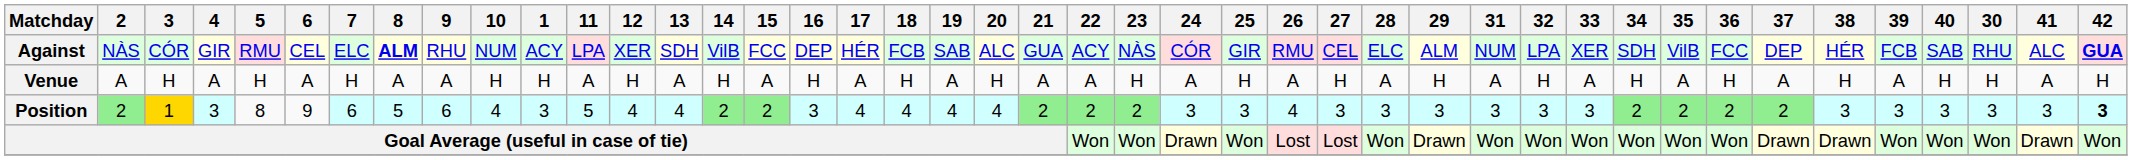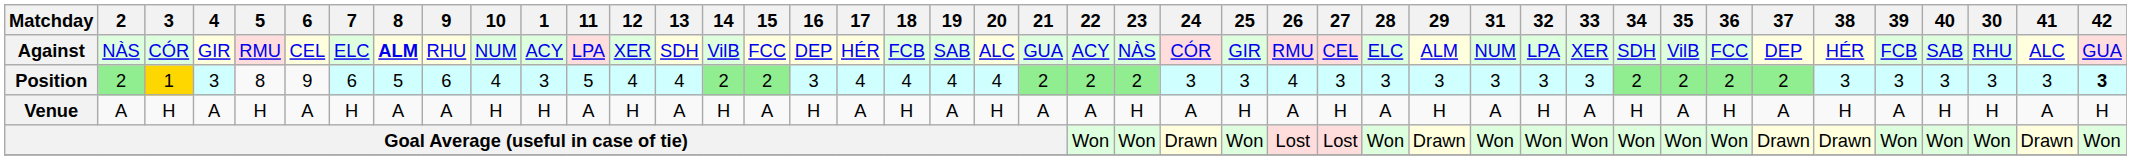(2103, 50) bold -> (2102, 50) normal
rows swapped: (51, 80) <-> (51, 110)
